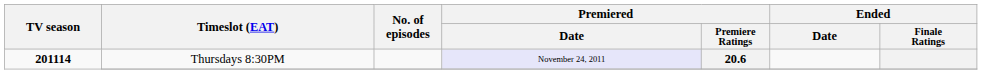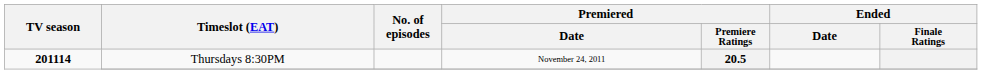(572, 59) lavender background -> (572, 59) no background
(735, 59) 20.6 -> (735, 59) 20.5
